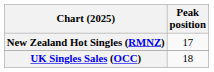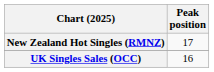(188, 59) 18 -> (188, 59) 16
